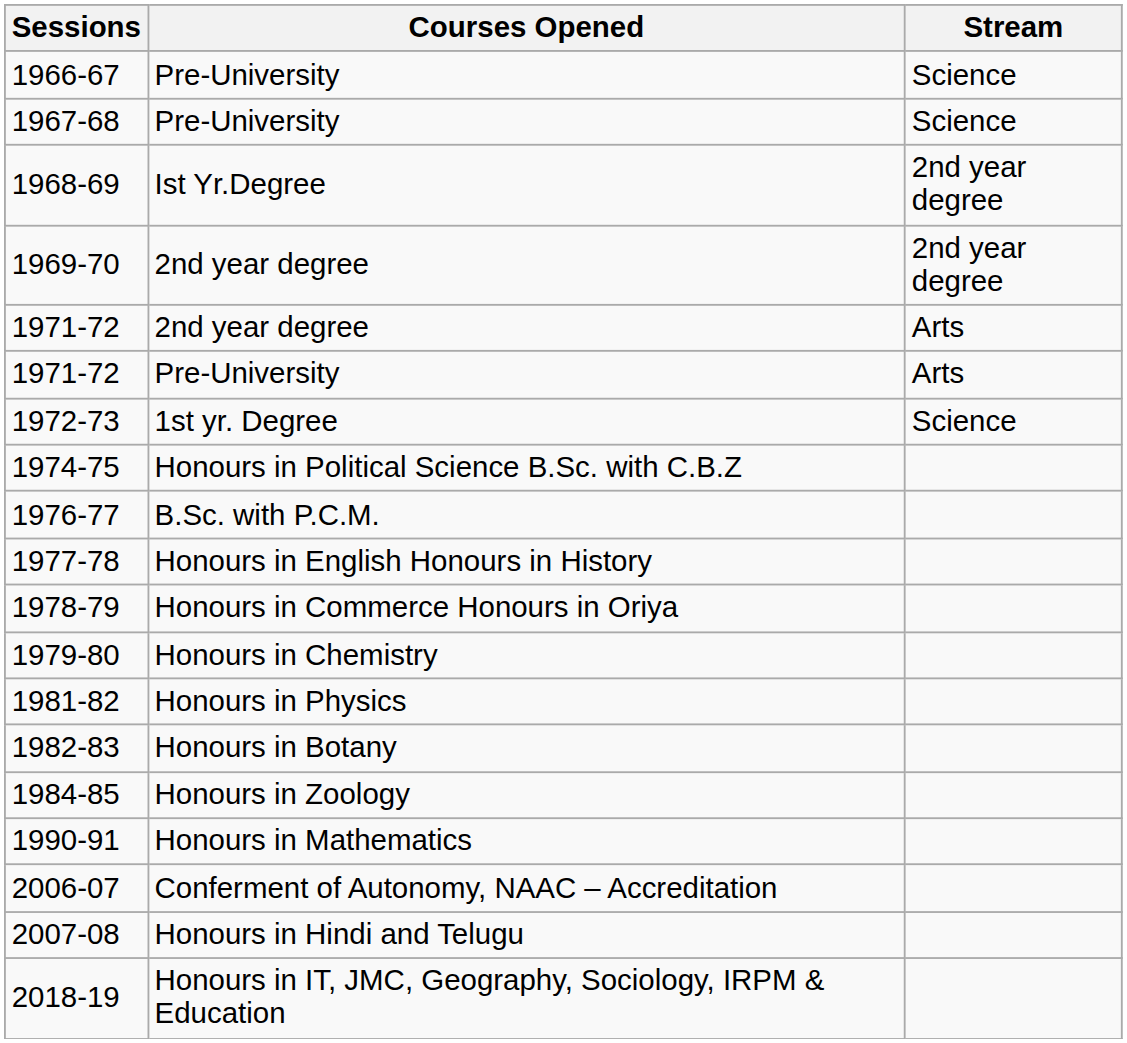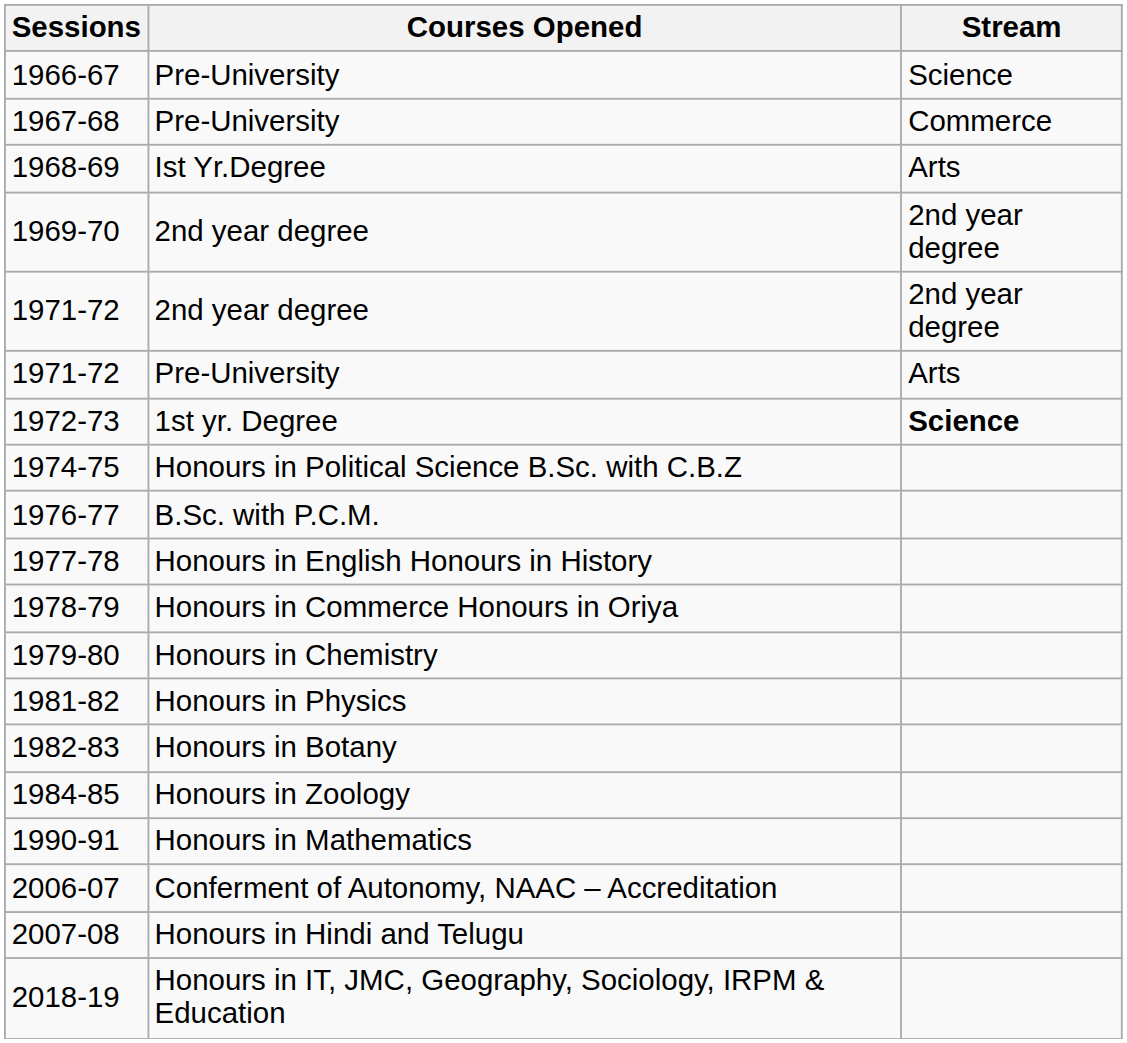(964, 121) Science -> (980, 121) Commerce
(969, 184) 2nd year degree -> (934, 167) Arts
(938, 327) Arts -> (965, 310) 2nd year degree
(964, 420) normal -> (964, 420) bold
